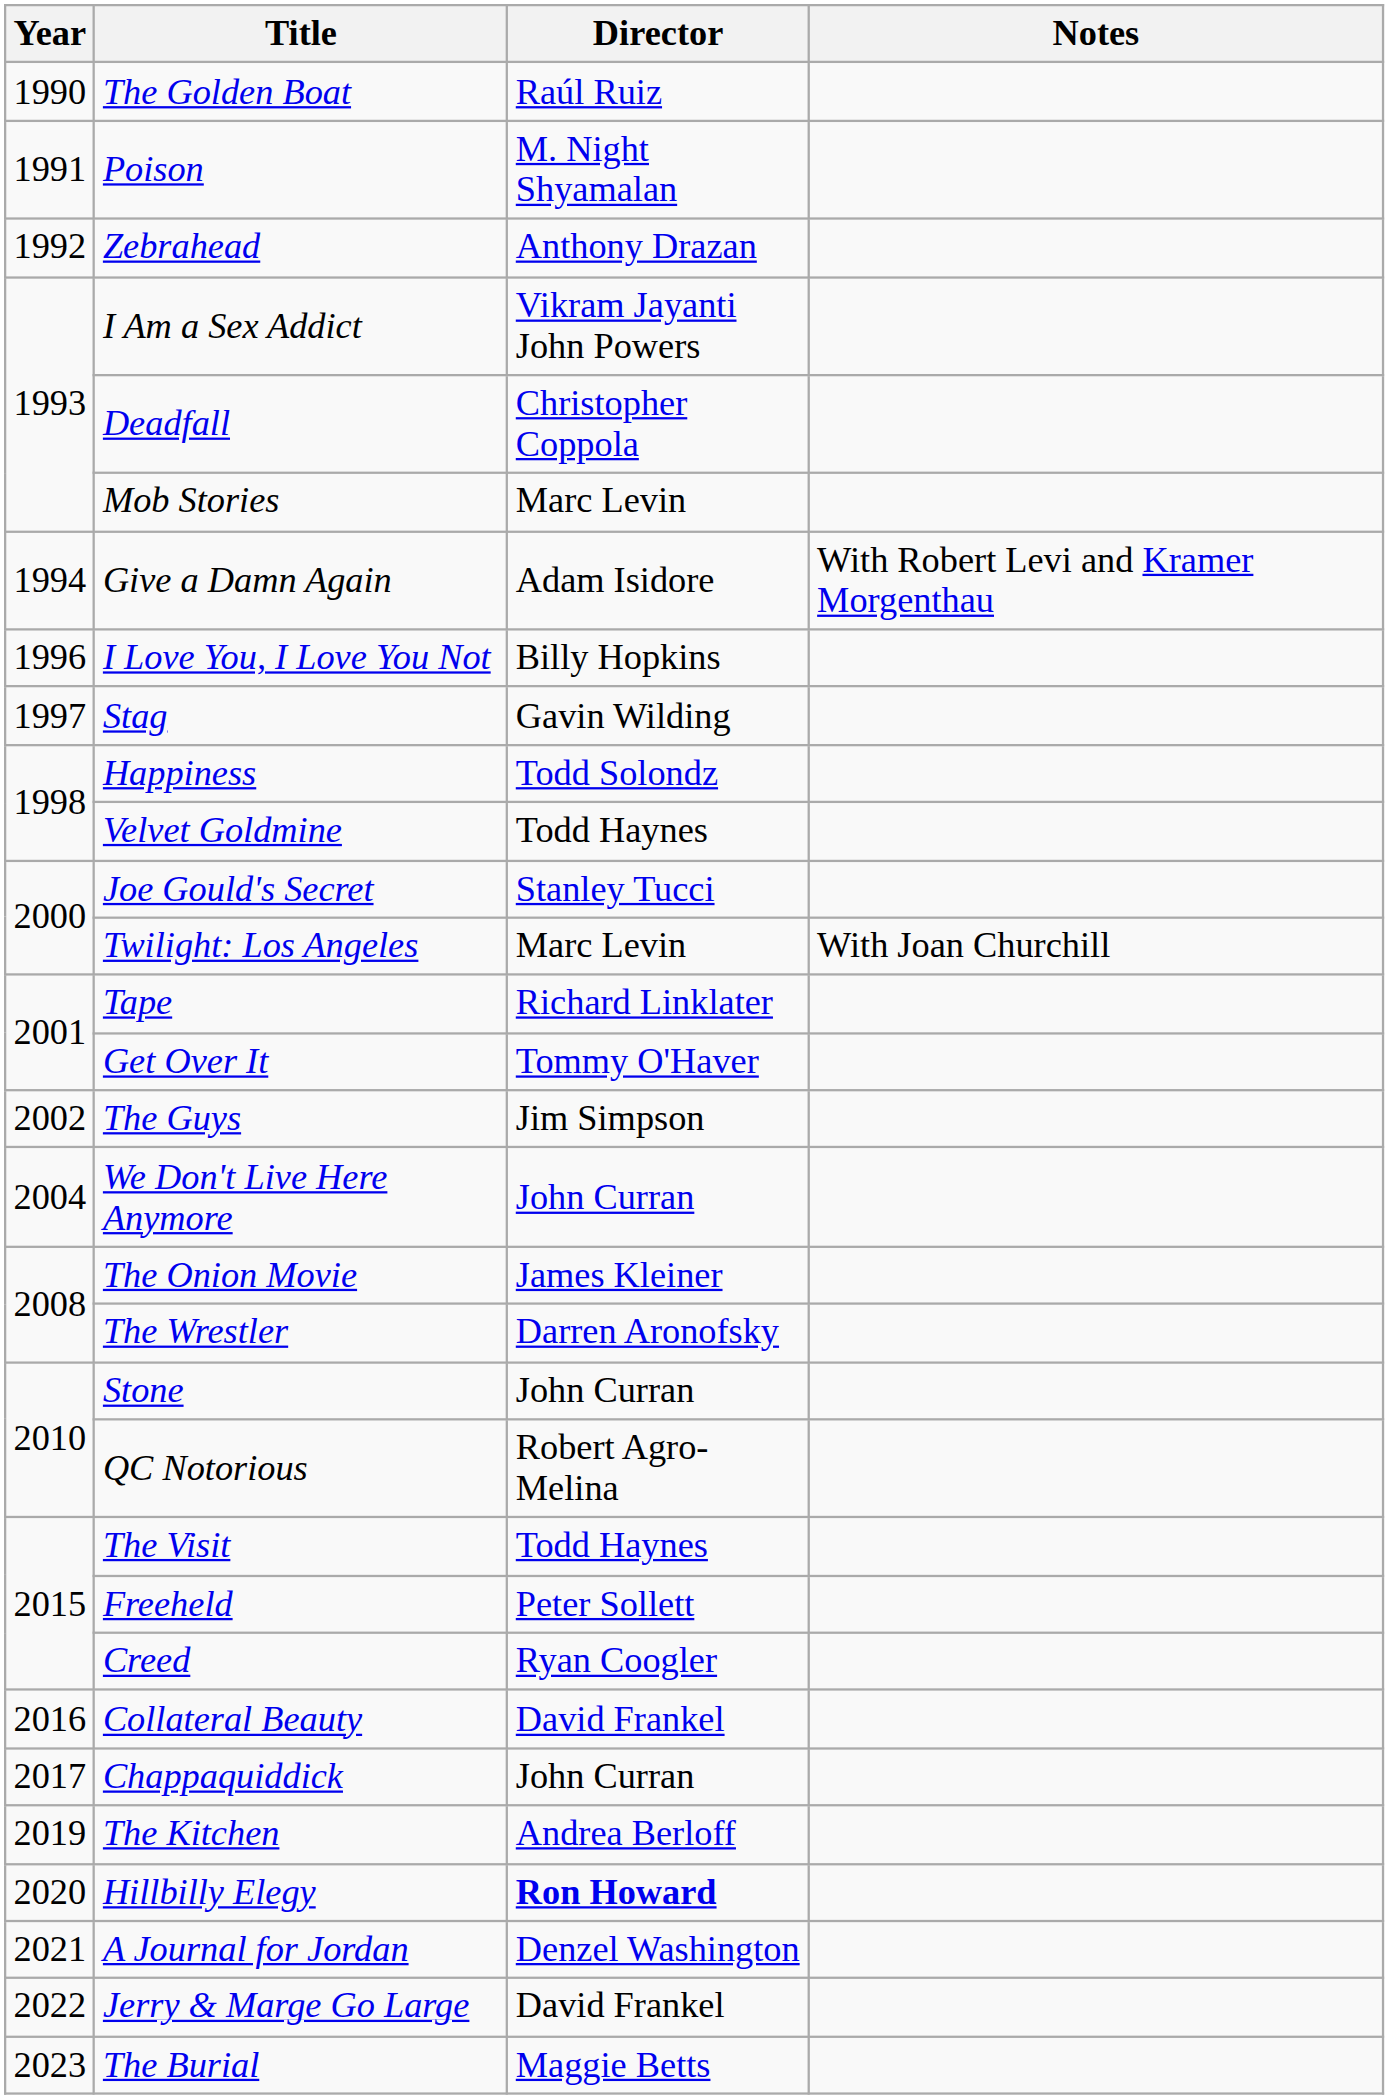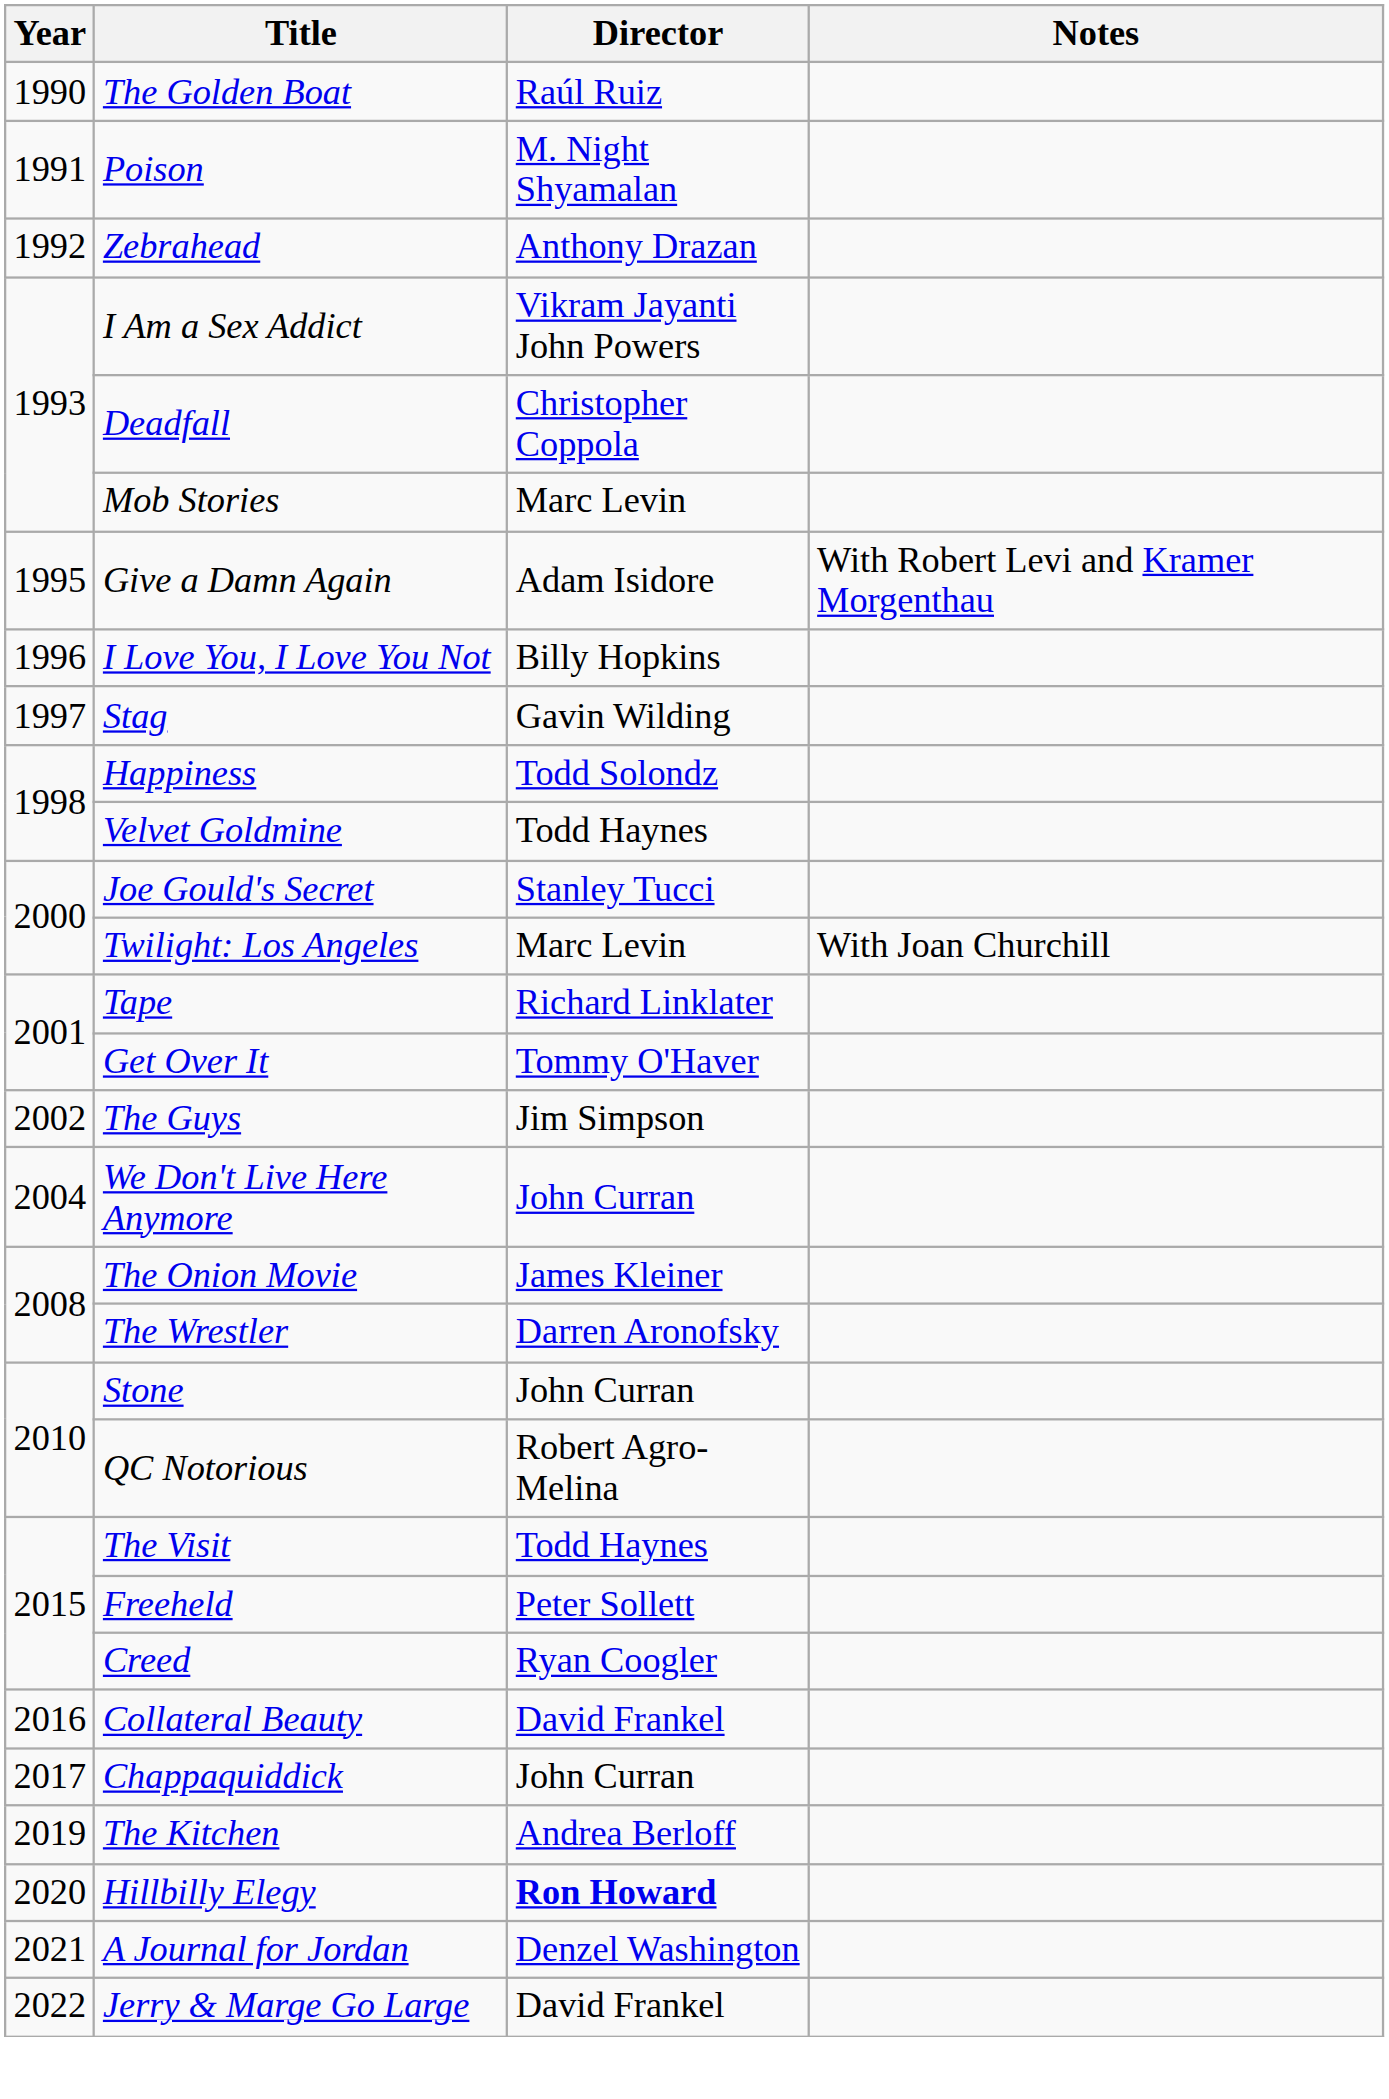(50, 579) 1994 -> (50, 579) 1995
- row: (181, 2064)
